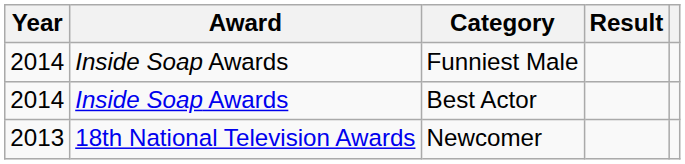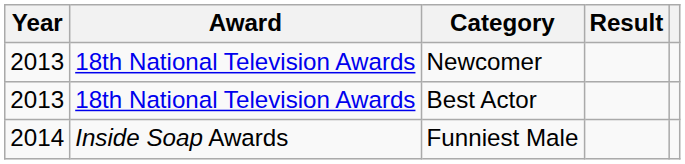rows swapped: (484, 138) <-> (502, 61)
(37, 100) 2014 -> (37, 100) 2013
(182, 100) Inside Soap Awards -> (245, 100) 18th National Television Awards
